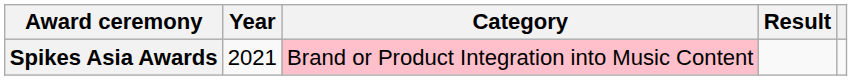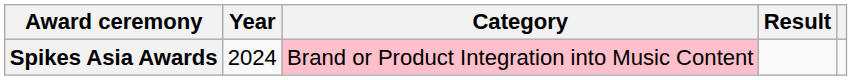(252, 57) 2021 -> (252, 57) 2024
